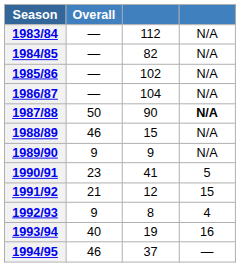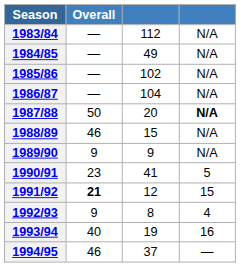(151, 54) 82 -> (151, 54) 49
(151, 113) 90 -> (151, 113) 20
(94, 192) normal -> (94, 192) bold
